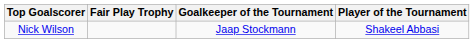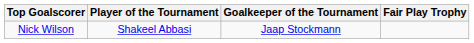columns swapped: (402, 13) <-> (132, 13)
